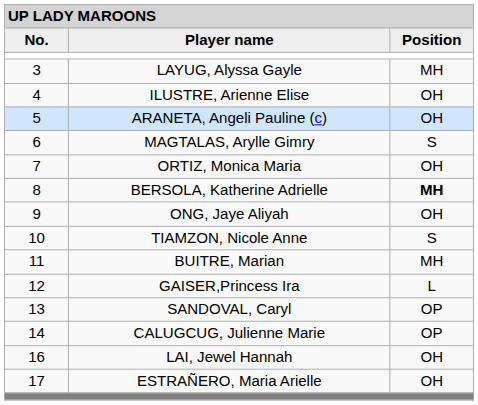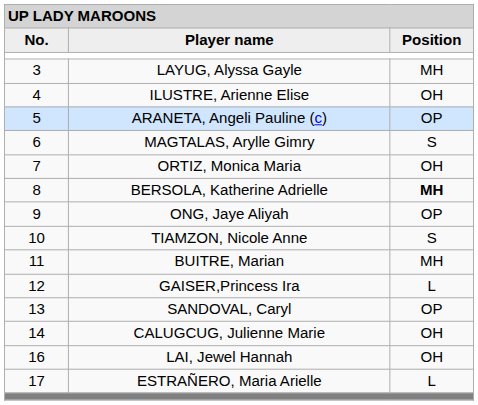(432, 118) OH -> (432, 118) OP
(432, 214) OH -> (432, 214) OP
(432, 333) OP -> (432, 333) OH
(432, 381) OH -> (432, 381) L
